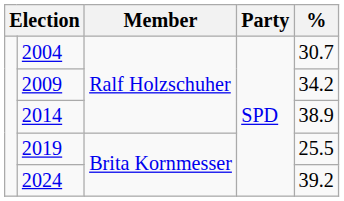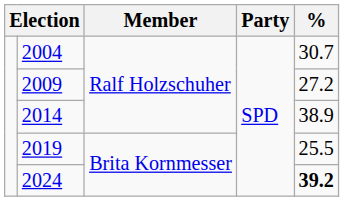(316, 84) 34.2 -> (316, 84) 27.2
(316, 180) normal -> (316, 180) bold
